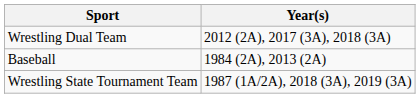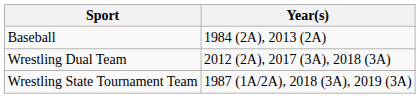rows swapped: (32, 59) <-> (67, 37)
